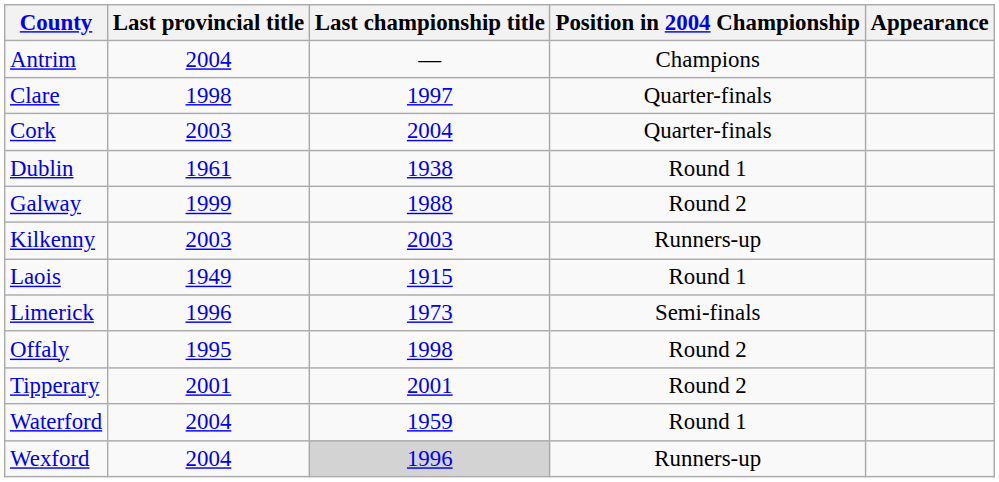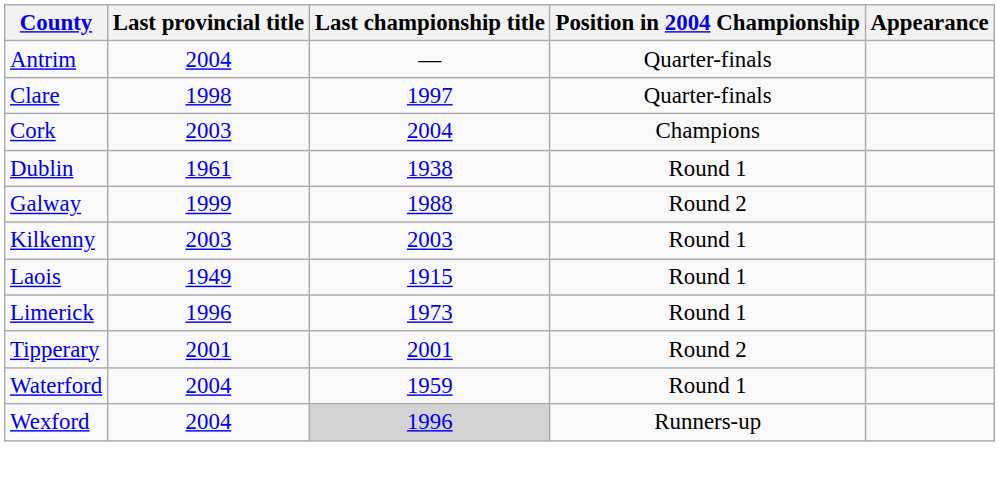(708, 58) Champions -> (708, 58) Quarter-finals
(708, 131) Quarter-finals -> (708, 131) Champions
(708, 240) Runners-up -> (708, 240) Round 1
(708, 312) Semi-finals -> (708, 312) Round 1
- row: (40, 349)
